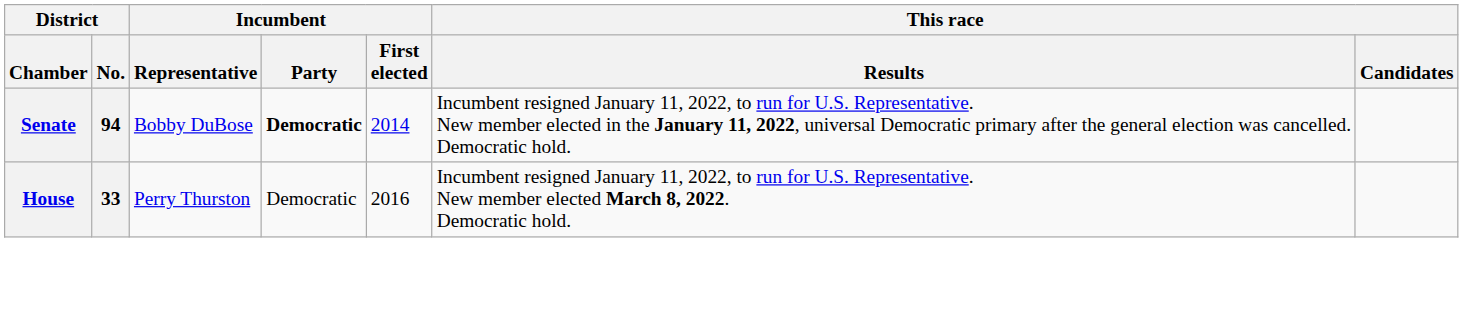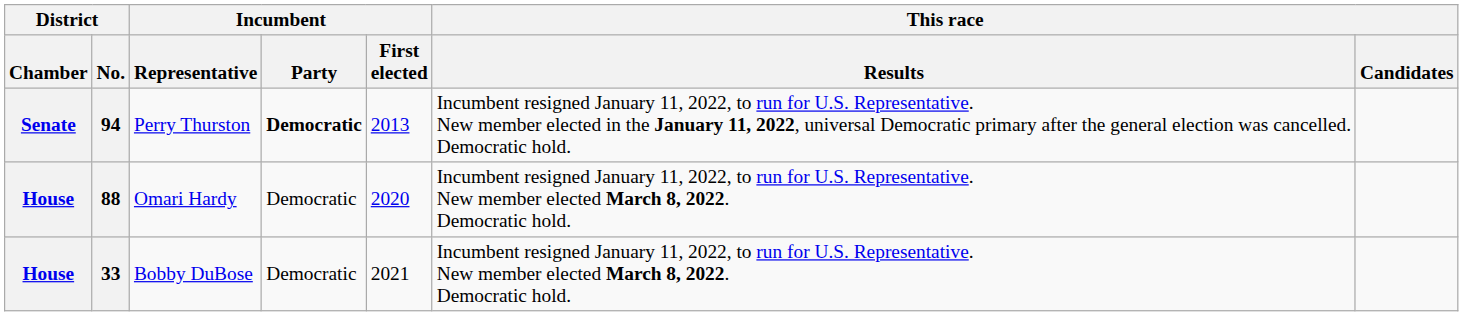(193, 124) Bobby DuBose -> (192, 124) Perry Thurston
(390, 124) 2014 -> (390, 124) 2013
+ row: (111, 199)
(192, 199) Perry Thurston -> (193, 273) Bobby DuBose
(390, 199) 2016 -> (390, 273) 2021
